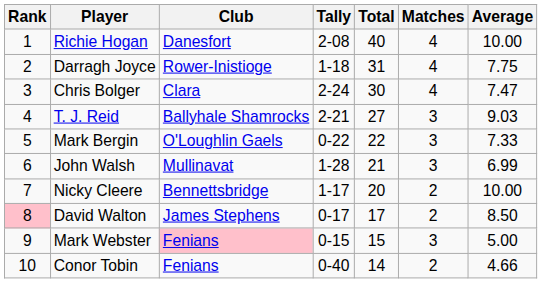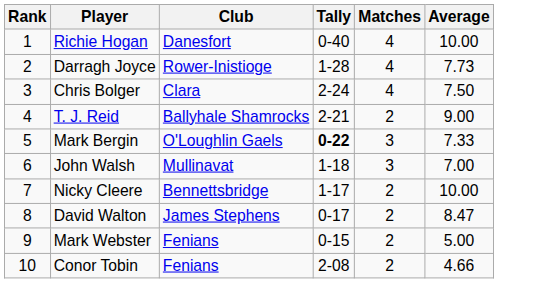- column: (376, 16)
(334, 41) 2-08 -> (334, 41) 0-40
(334, 66) 1-18 -> (334, 66) 1-28
(502, 66) 7.75 -> (459, 66) 7.73
(502, 91) 7.47 -> (459, 91) 7.50
(433, 116) 3 -> (390, 116) 2
(502, 116) 9.03 -> (459, 116) 9.00
(334, 141) normal -> (334, 141) bold
(334, 166) 1-28 -> (334, 166) 1-18
(502, 166) 6.99 -> (459, 166) 7.00
(27, 215) pink background -> (27, 215) no background
(502, 215) 8.50 -> (459, 215) 8.47
(191, 240) pink background -> (191, 240) no background
(433, 240) 3 -> (390, 240) 2
(334, 265) 0-40 -> (334, 265) 2-08
